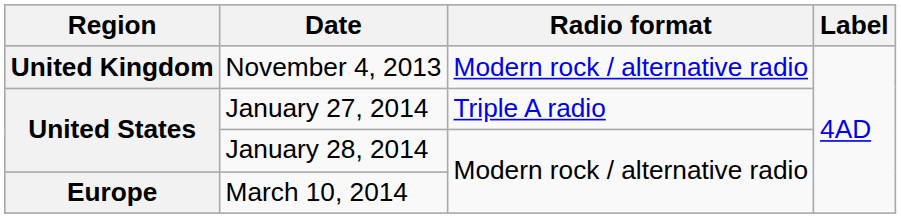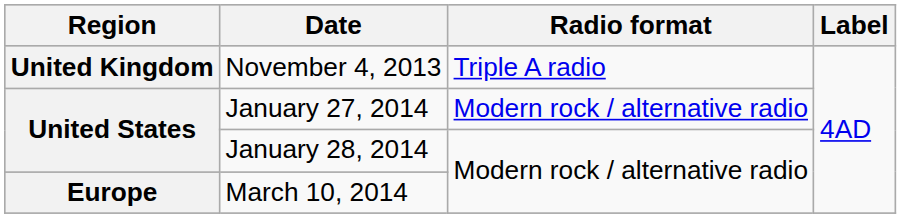(631, 66) Modern rock / alternative radio -> (530, 66) Triple A radio
(530, 108) Triple A radio -> (631, 108) Modern rock / alternative radio
